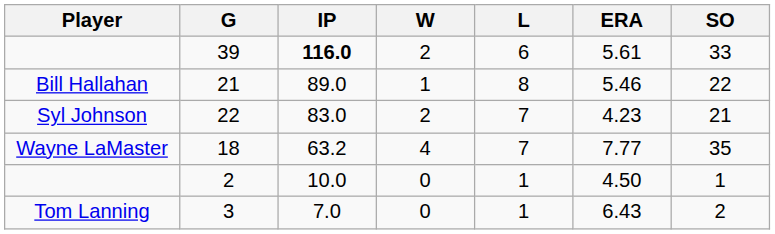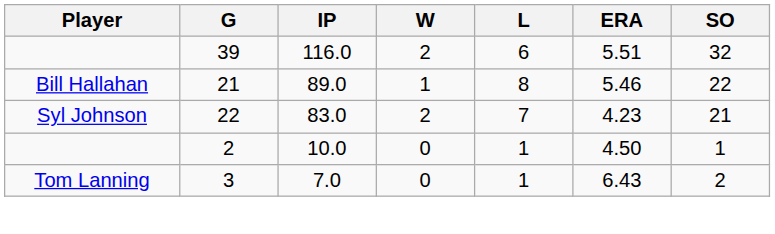(327, 52) bold -> (327, 52) normal
(622, 52) 5.61 -> (622, 52) 5.51
(720, 52) 33 -> (720, 52) 32
- row: (229, 148)
